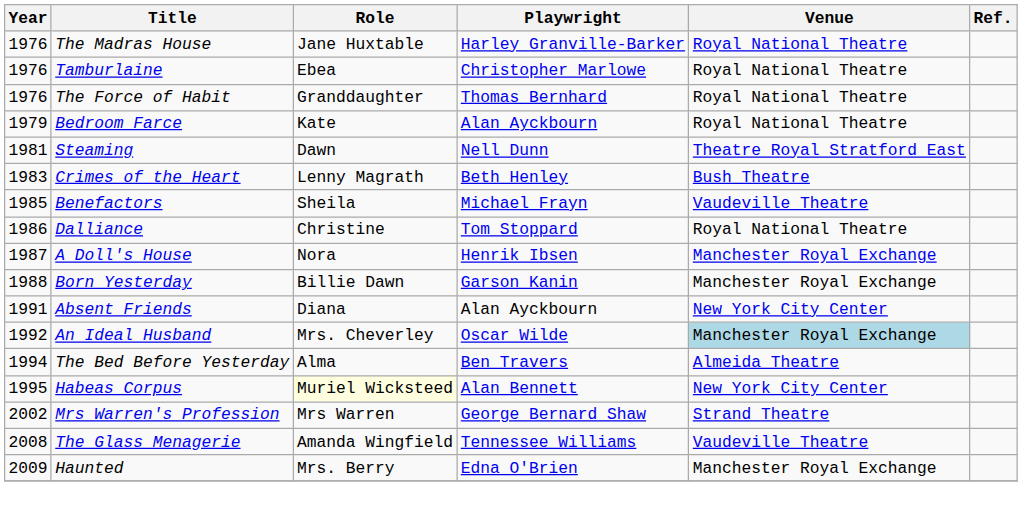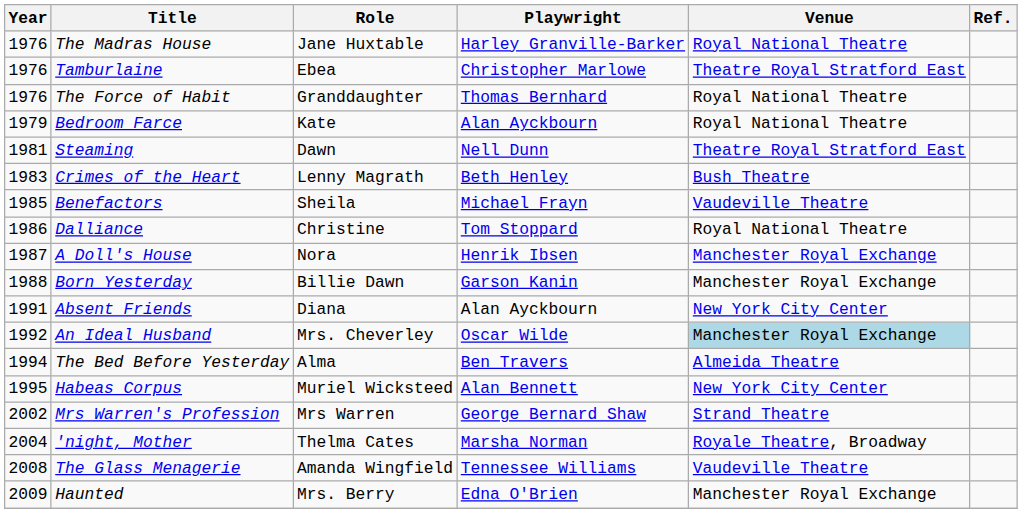(800, 71) Royal National Theatre -> (829, 71) Theatre Royal Stratford East
(375, 389) lightyellow background -> (375, 389) no background
+ row: (124, 442)
